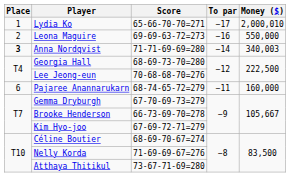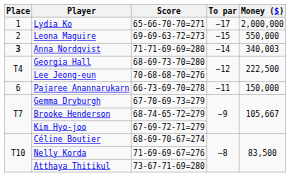(262, 24) 2,000,010 -> (262, 24) 2,000,000
(223, 37) −16 -> (223, 37) −15
(169, 88) 68-74-65-72=279 -> (169, 88) 66-73-69-70=278
(262, 88) 160,000 -> (262, 88) 150,000
(169, 114) 66-73-69-70=278 -> (169, 114) 68-74-65-72=279
